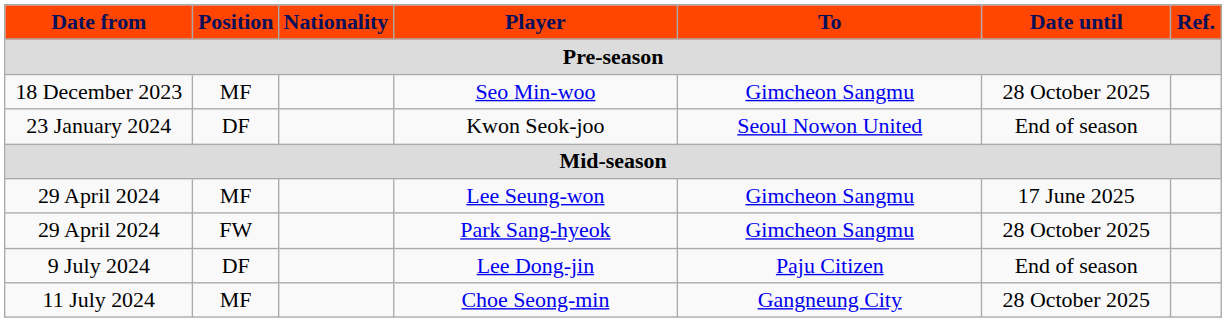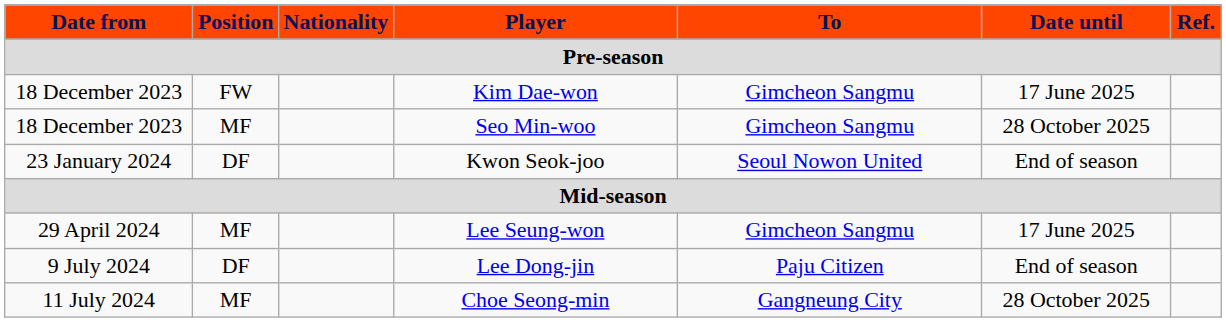+ row: (535, 91)
- row: (535, 230)
